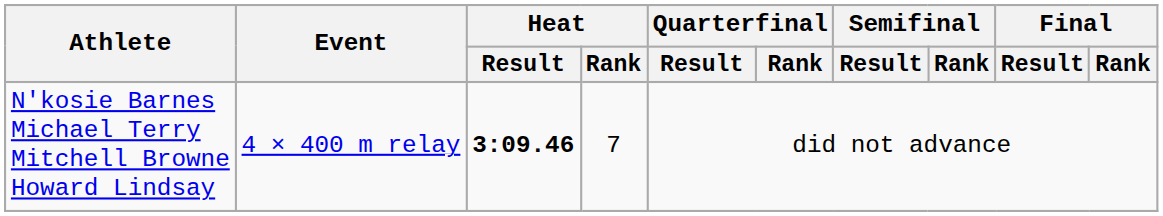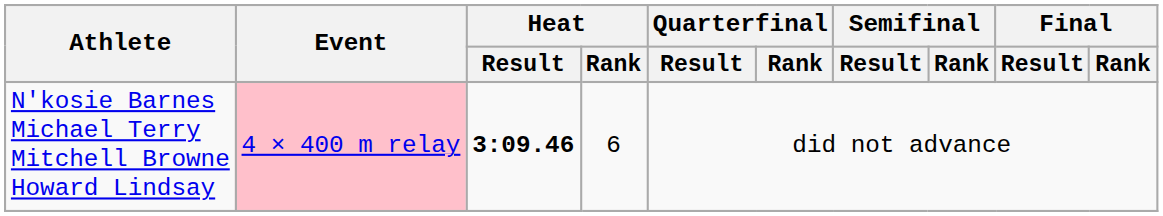(351, 146) no background -> (351, 146) pink background
(614, 146) 7 -> (614, 146) 6
